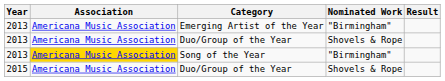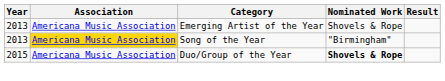(360, 26) "Birmingham" -> (365, 26) Shovels & Rope
- row: (17, 40)
(365, 69) normal -> (365, 55) bold
